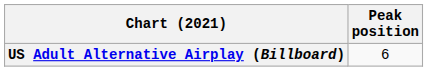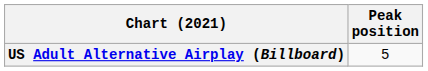(385, 55) 6 -> (385, 55) 5
